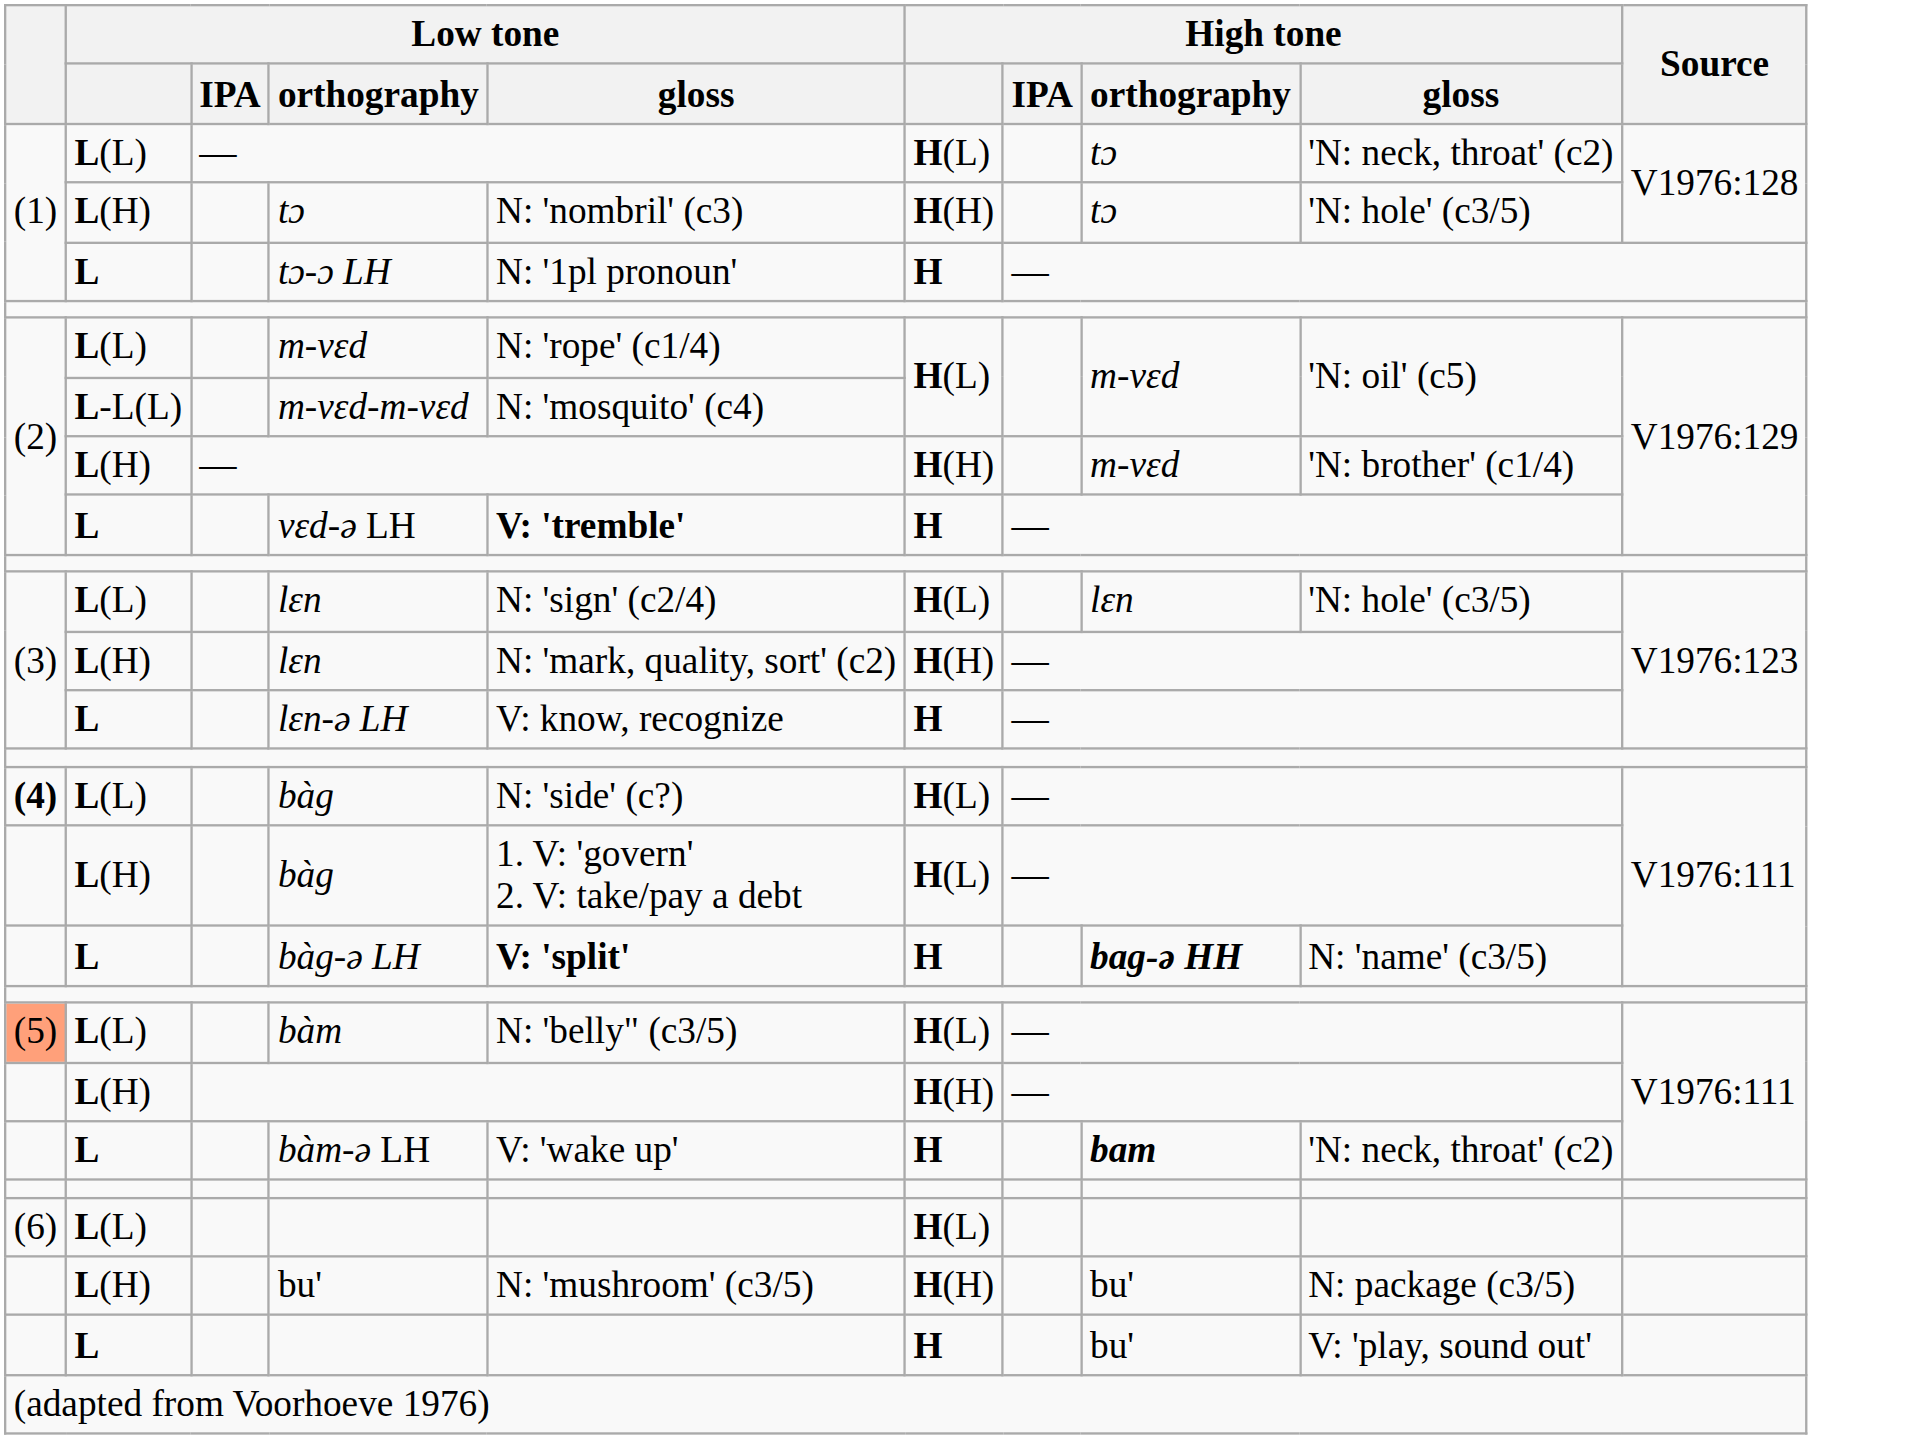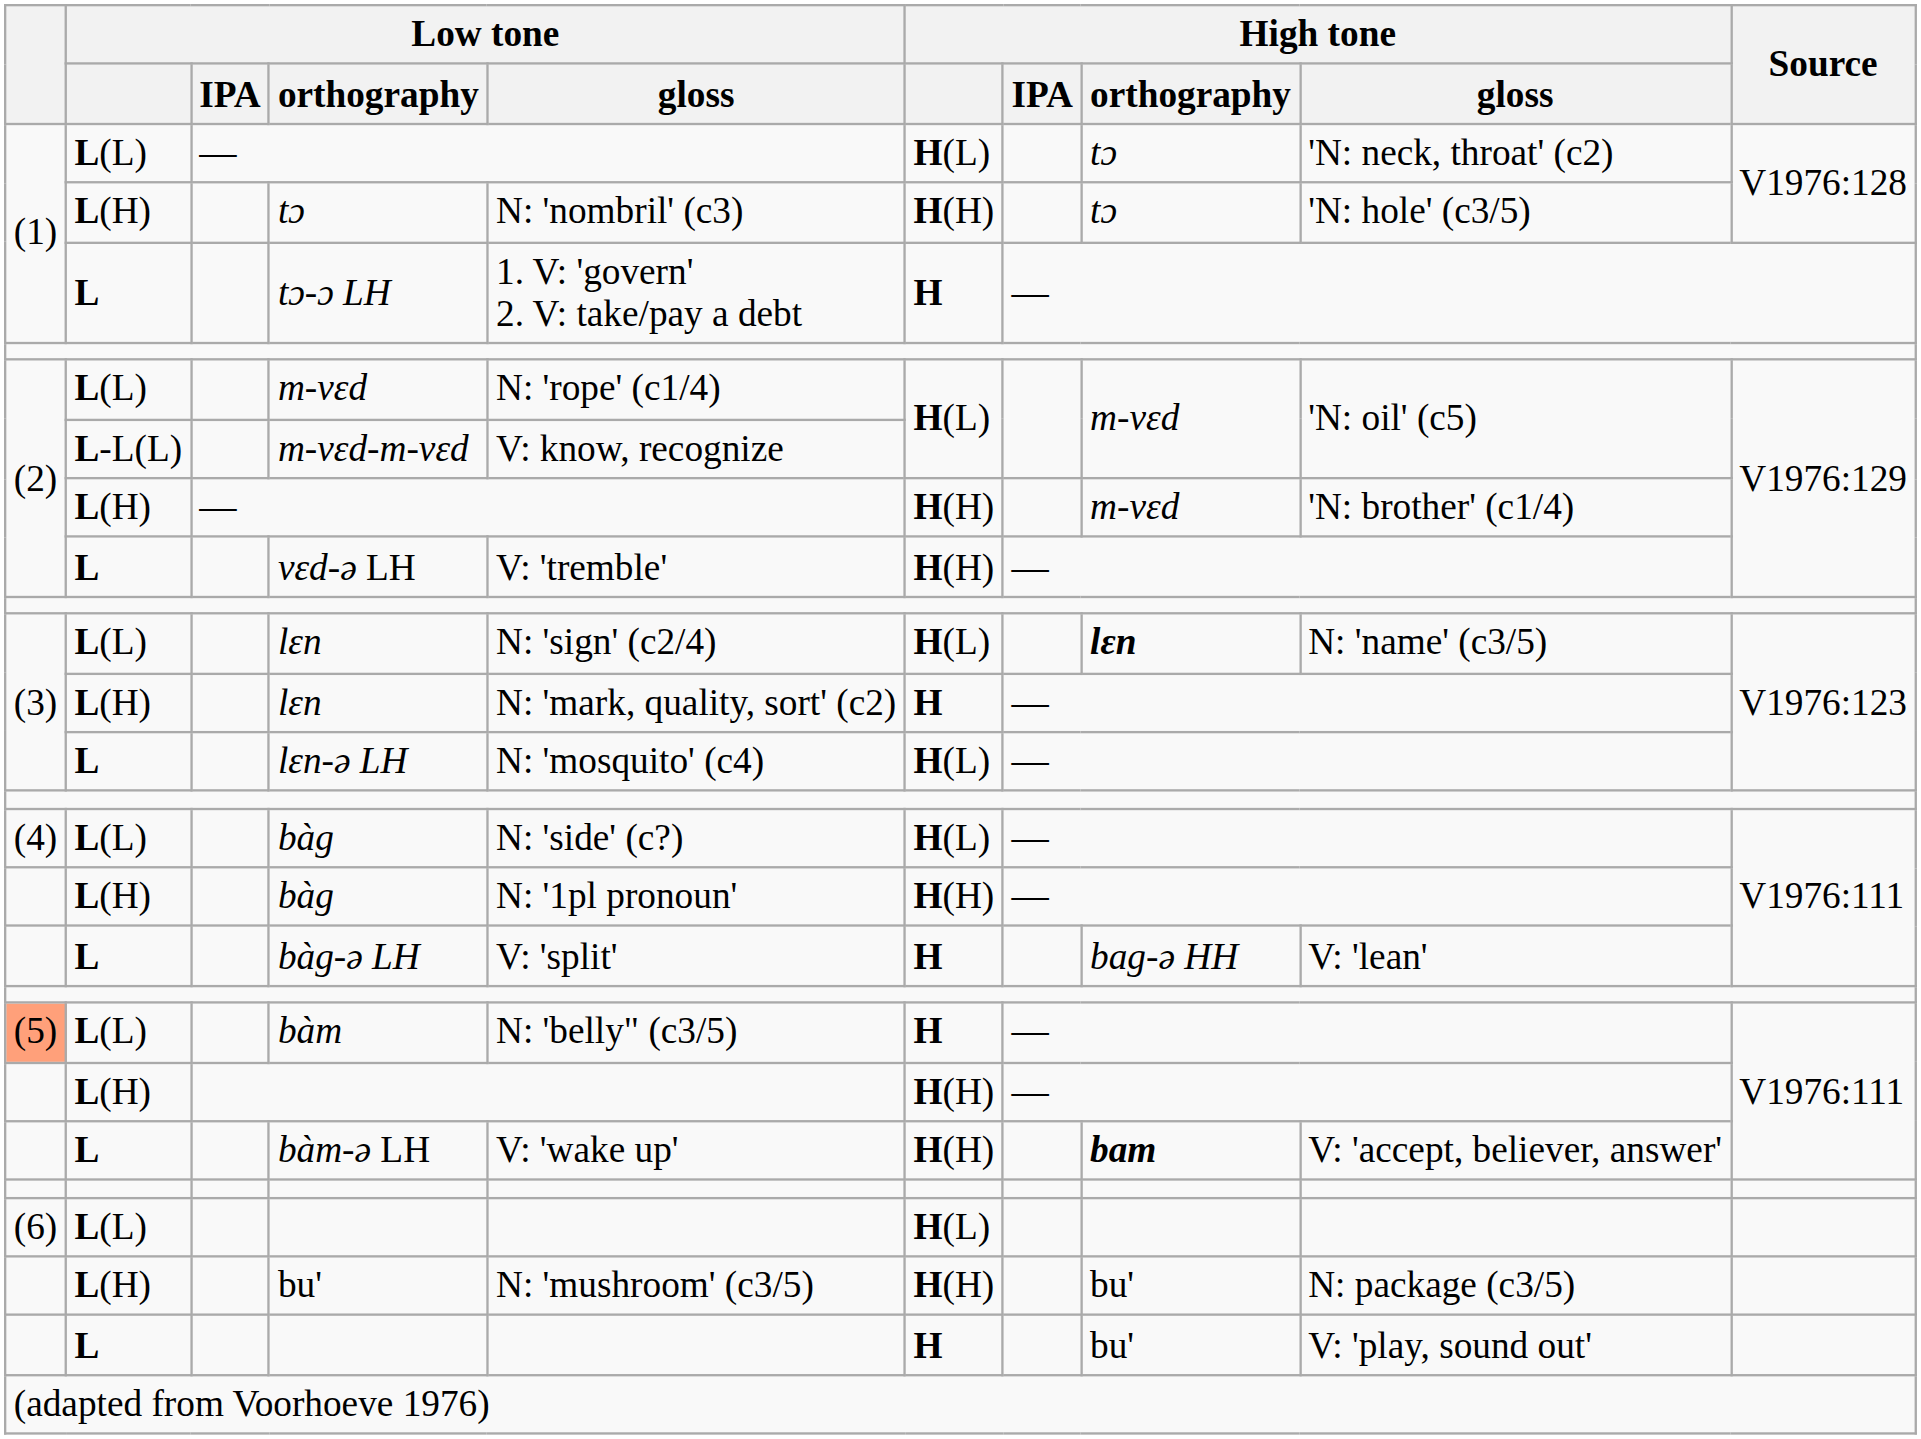(617, 270) N: '1pl pronoun' -> (649, 291) 1. V: 'govern' 2. V: take/pay a debt
(630, 405) N: 'mosquito' (c4) -> (640, 447) V: know, recognize
(591, 524) bold -> (582, 566) normal
(928, 524) H -> (954, 566) H(H)
(1112, 600) normal -> (1113, 642) bold
(1419, 600) 'N: hole' (c3/5) -> (1428, 642) N: 'name' (c3/5)
(954, 659) H(H) -> (928, 701) H
(640, 718) V: know, recognize -> (630, 760) N: 'mosquito' (c4)
(928, 718) H -> (952, 760) H(L)
(35, 795) bold -> (35, 837) normal
(649, 875) 1. V: 'govern' 2. V: take/pay a debt -> (617, 896) N: '1pl pronoun'
(952, 875) H(L) -> (954, 896) H(H)
(563, 955) bold -> (557, 955) normal
(1166, 955) bold -> (1164, 955) normal
(1428, 955) N: 'name' (c3/5) -> (1368, 955) V: 'lean'
(952, 1031) H(L) -> (928, 1031) H
(928, 1149) H -> (954, 1149) H(H)
(1461, 1149) 'N: neck, throat' (c2) -> (1515, 1149) V: 'accept, believer, answer'
